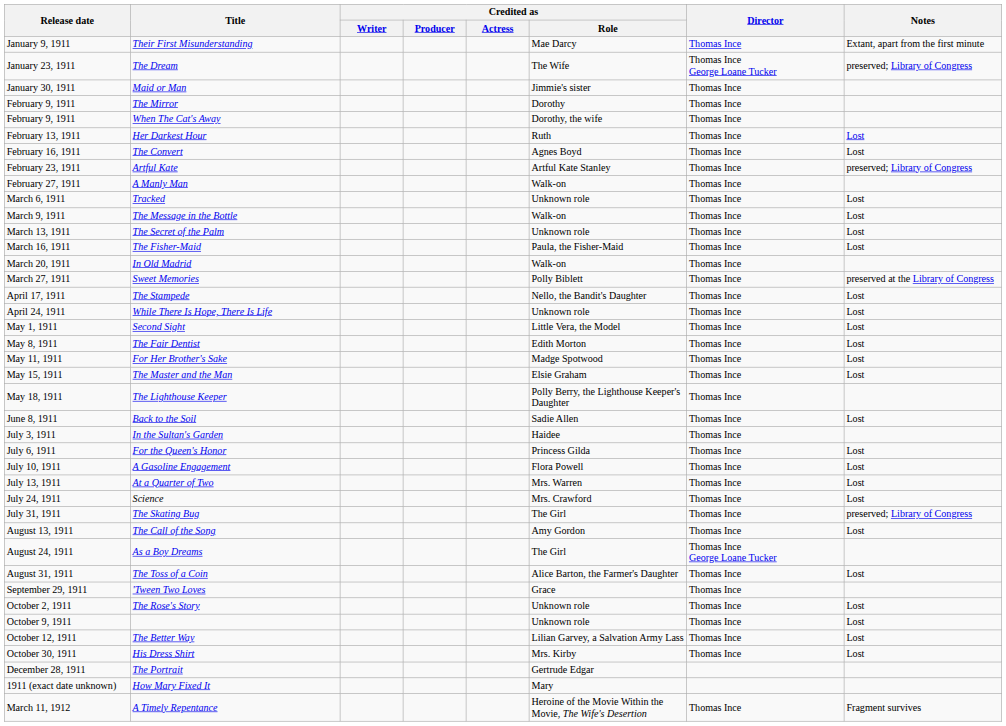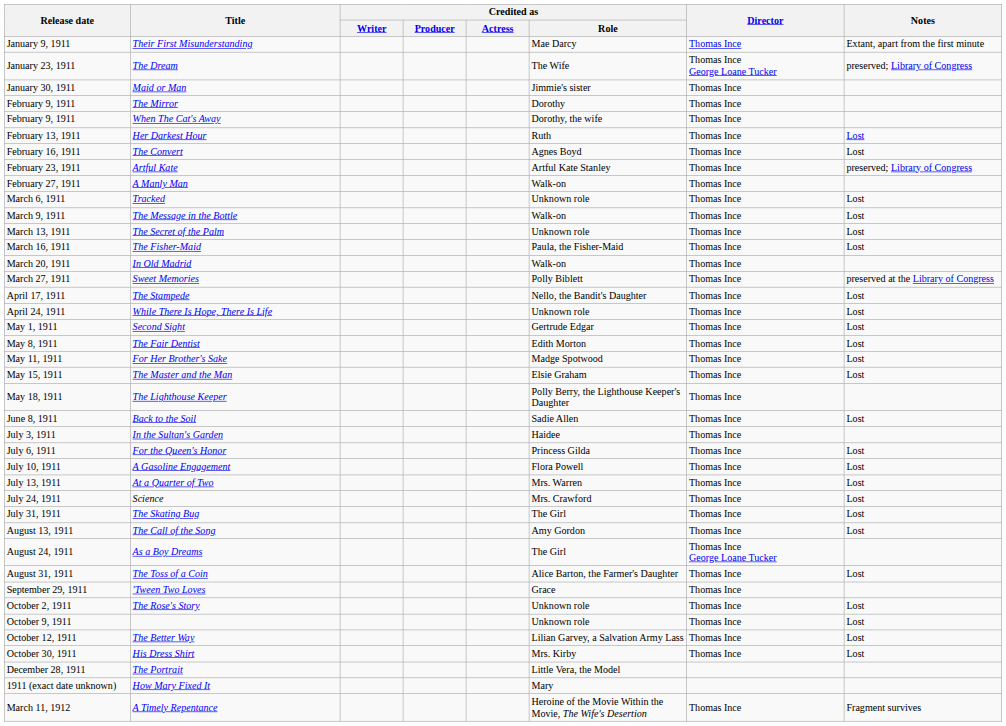(576, 327) Little Vera, the Model -> (563, 327) Gertrude Edgar
(909, 514) preserved; Library of Congress -> (855, 514) Lost
(563, 669) Gertrude Edgar -> (576, 669) Little Vera, the Model
